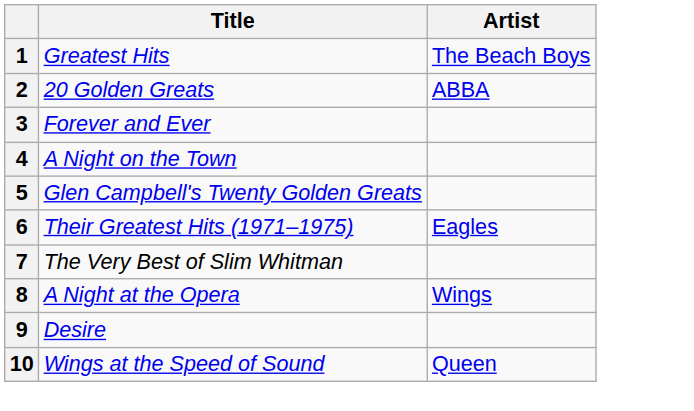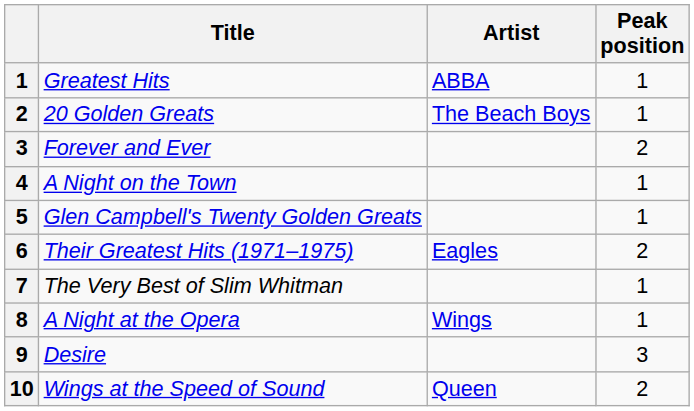+ column: (642, 33)
(511, 55) The Beach Boys -> (461, 80) ABBA
(461, 90) ABBA -> (511, 114) The Beach Boys
